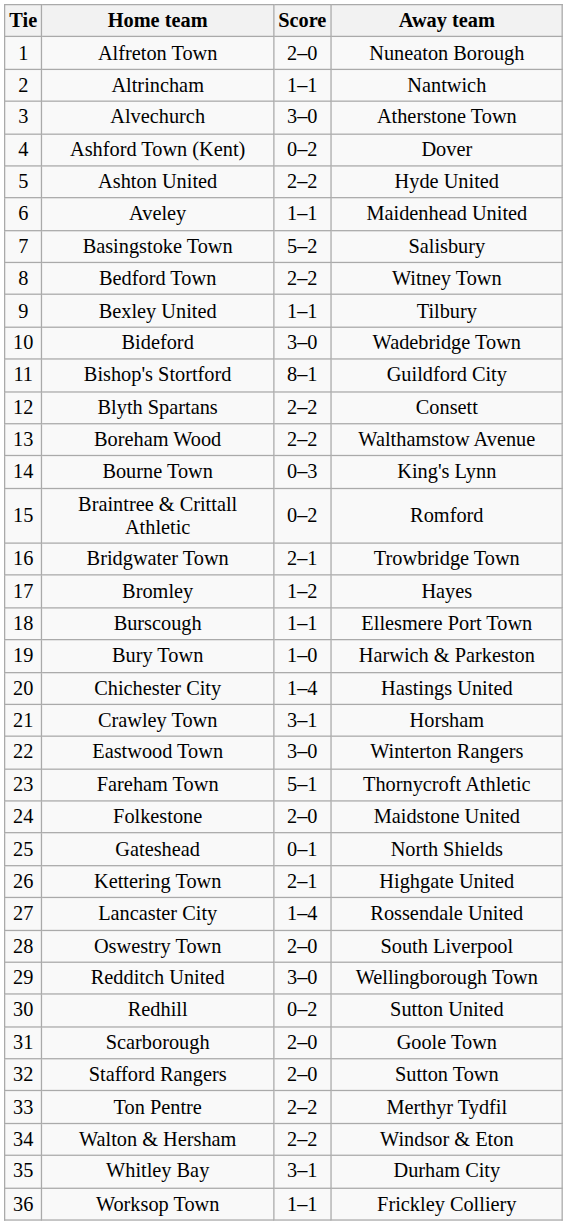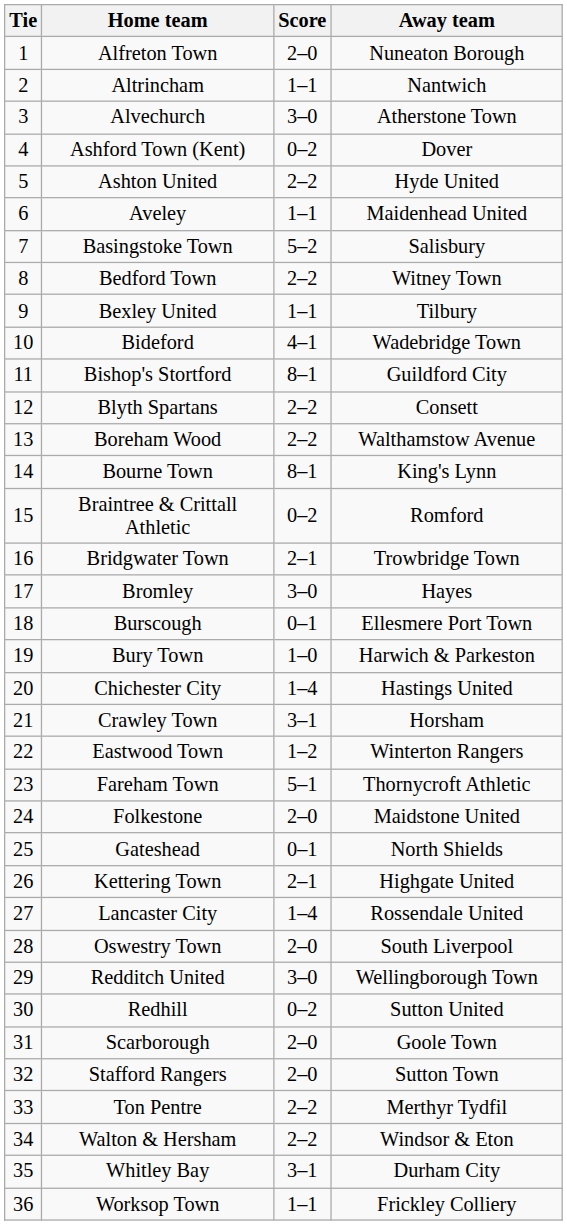(302, 342) 3–0 -> (302, 342) 4–1
(302, 471) 0–3 -> (302, 471) 8–1
(302, 591) 1–2 -> (302, 591) 3–0
(302, 623) 1–1 -> (302, 623) 0–1
(302, 752) 3–0 -> (302, 752) 1–2
